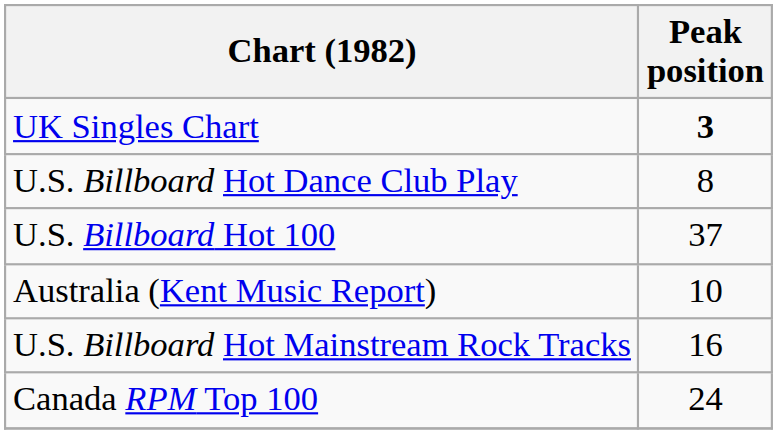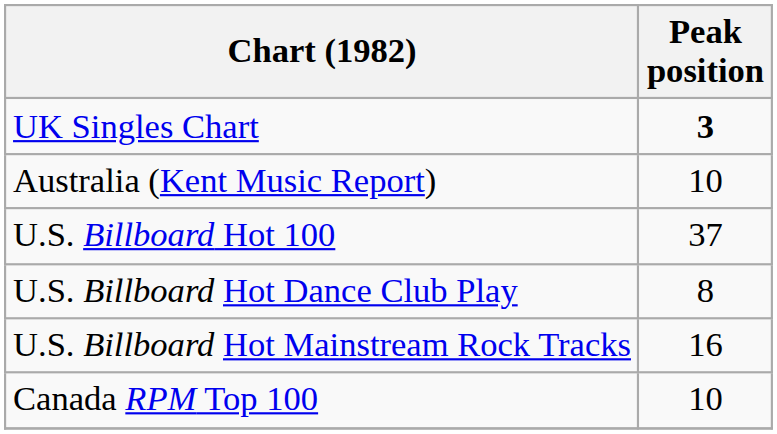rows swapped: (225, 290) <-> (265, 180)
(705, 399) 24 -> (705, 399) 10
